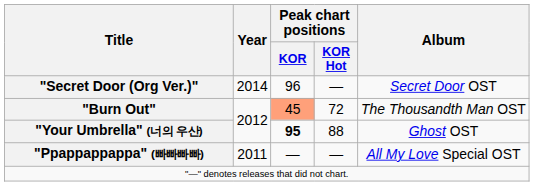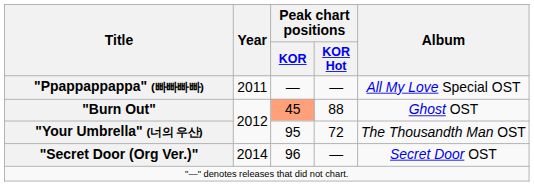rows swapped: (119, 154) <-> (119, 86)
(336, 109) 72 -> (336, 109) 88
(443, 109) The Thousandth Man OST -> (443, 109) Ghost OST
(293, 131) bold -> (293, 132) normal
(336, 131) 88 -> (336, 132) 72
(443, 131) Ghost OST -> (443, 132) The Thousandth Man OST
